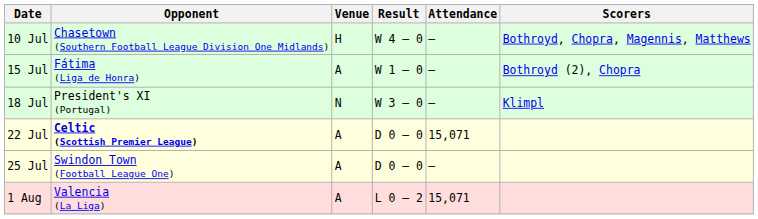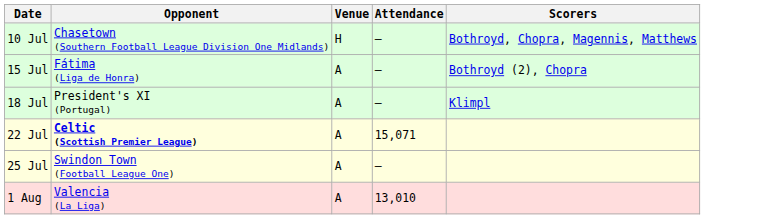- column: (399, 14)
(338, 103) N -> (338, 103) A
(449, 198) 15,071 -> (395, 198) 13,010
